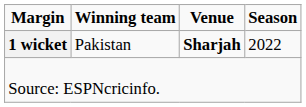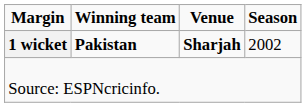(103, 44) normal -> (106, 44) bold
(265, 44) 2022 -> (265, 44) 2002
